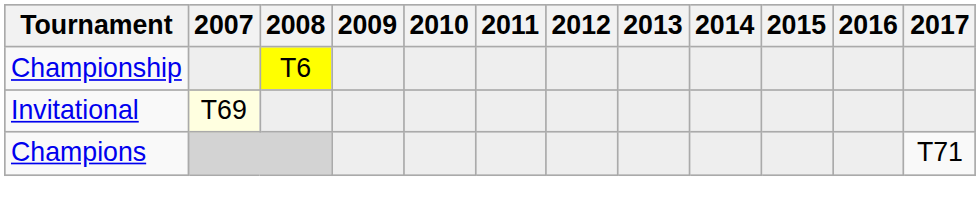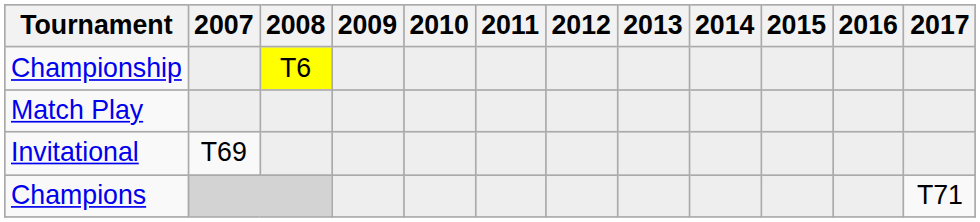+ row: (77, 110)
(224, 110) lightyellow background -> (224, 152) no background
